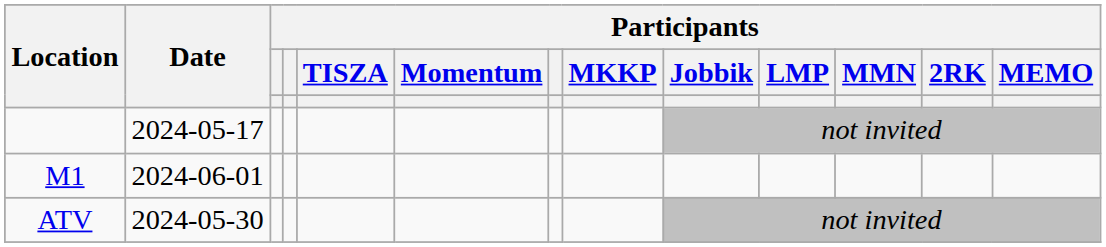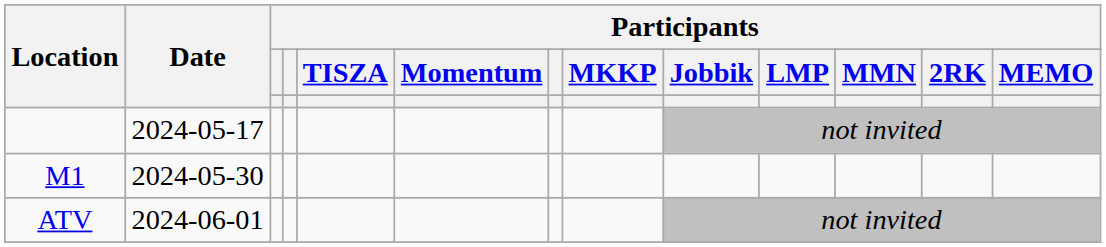(198, 174) 2024-06-01 -> (198, 174) 2024-05-30
(198, 219) 2024-05-30 -> (198, 219) 2024-06-01
